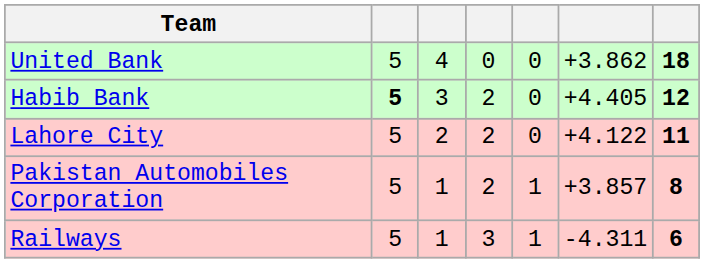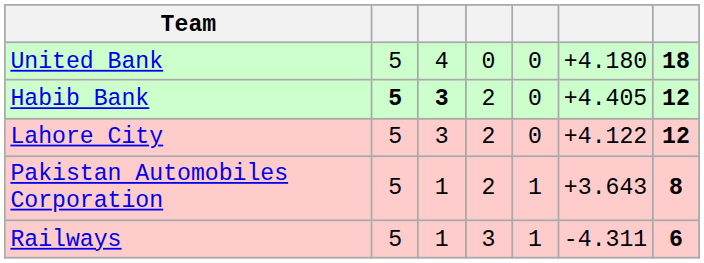(606, 61) +3.862 -> (606, 61) +4.180
(442, 99) normal -> (442, 99) bold
(442, 137) 2 -> (442, 137) 3
(676, 137) 11 -> (676, 137) 12
(606, 188) +3.857 -> (606, 188) +3.643
